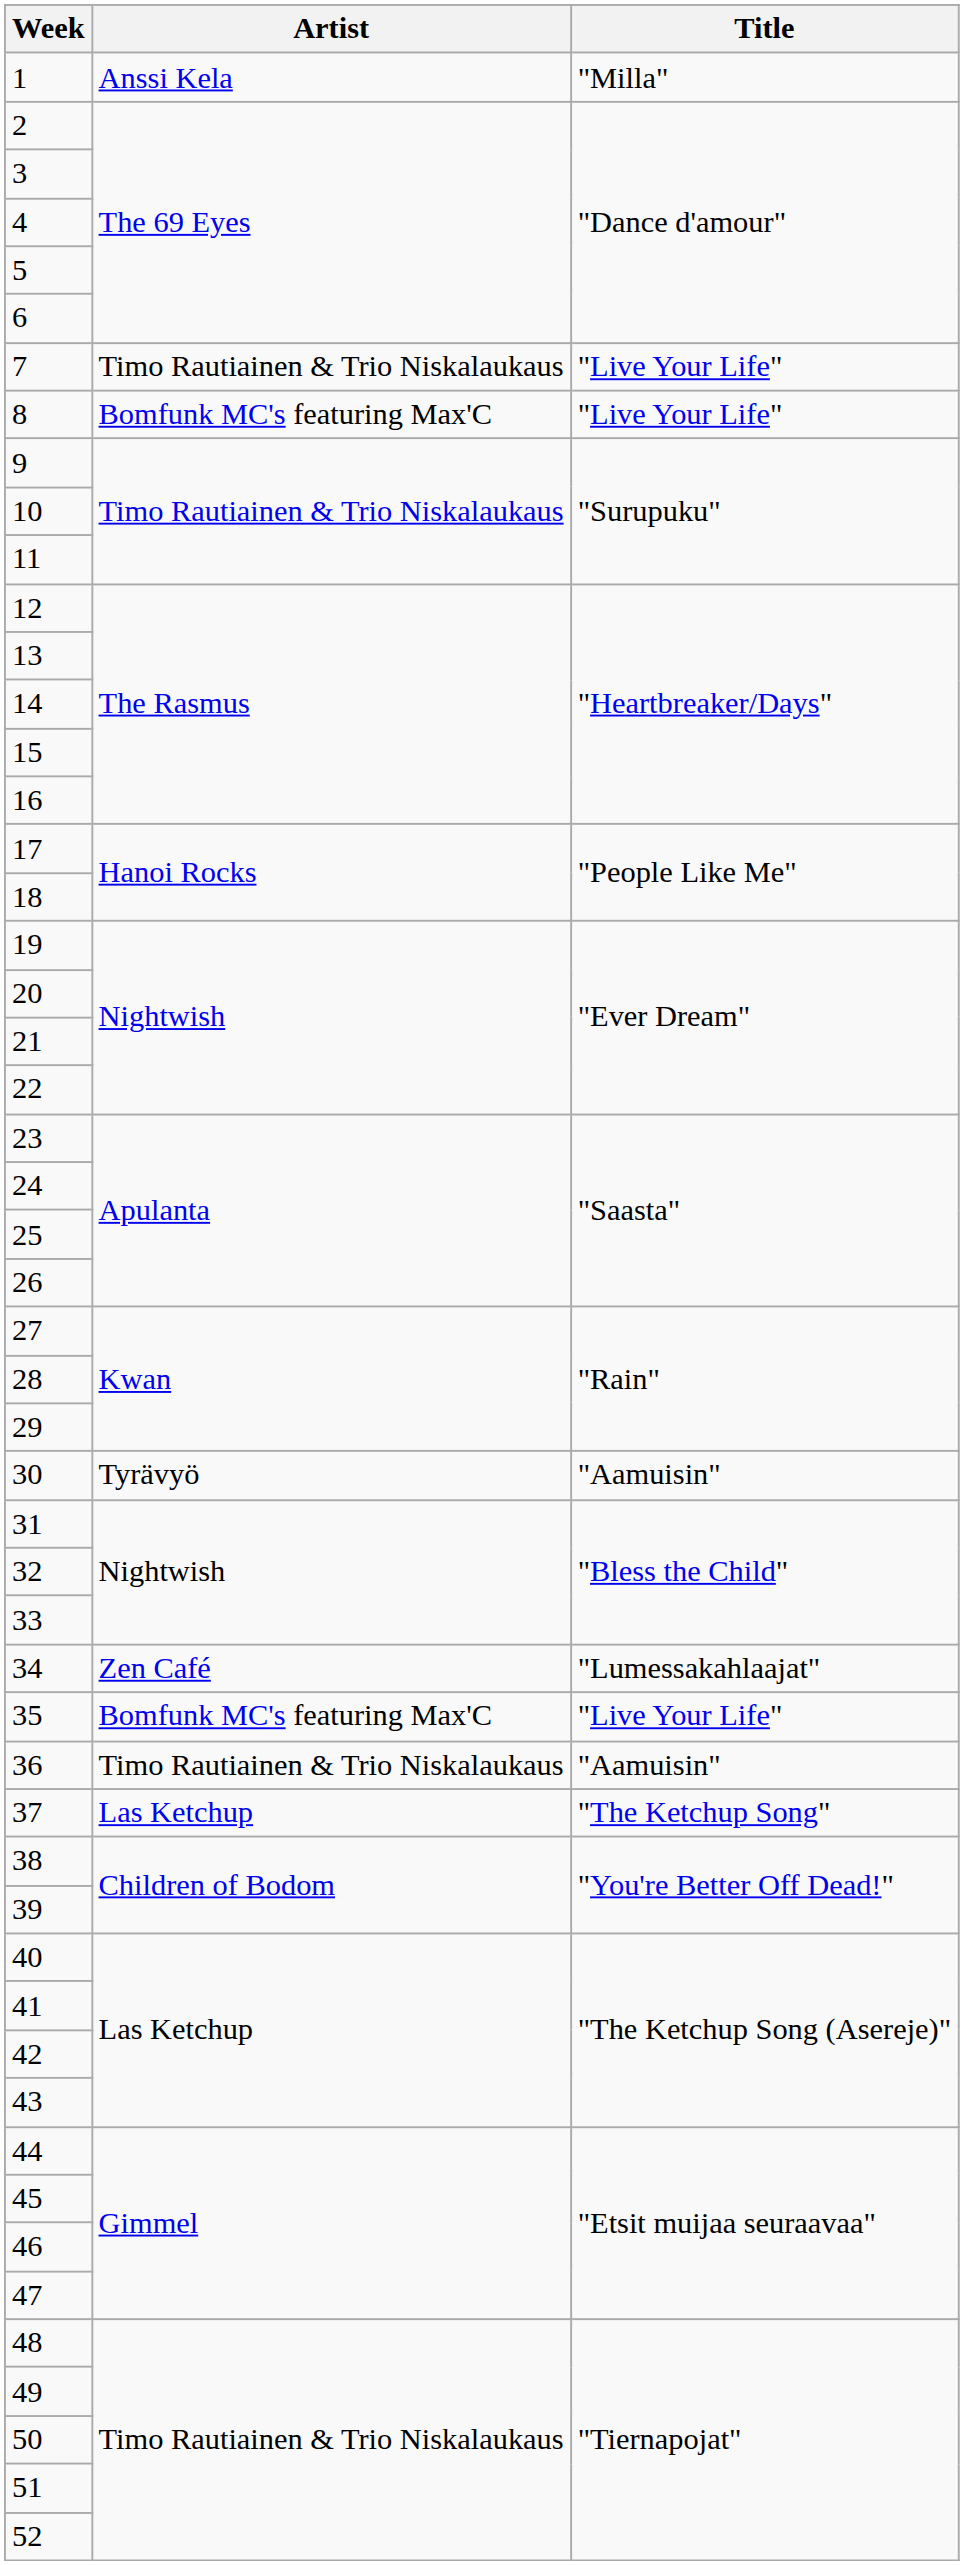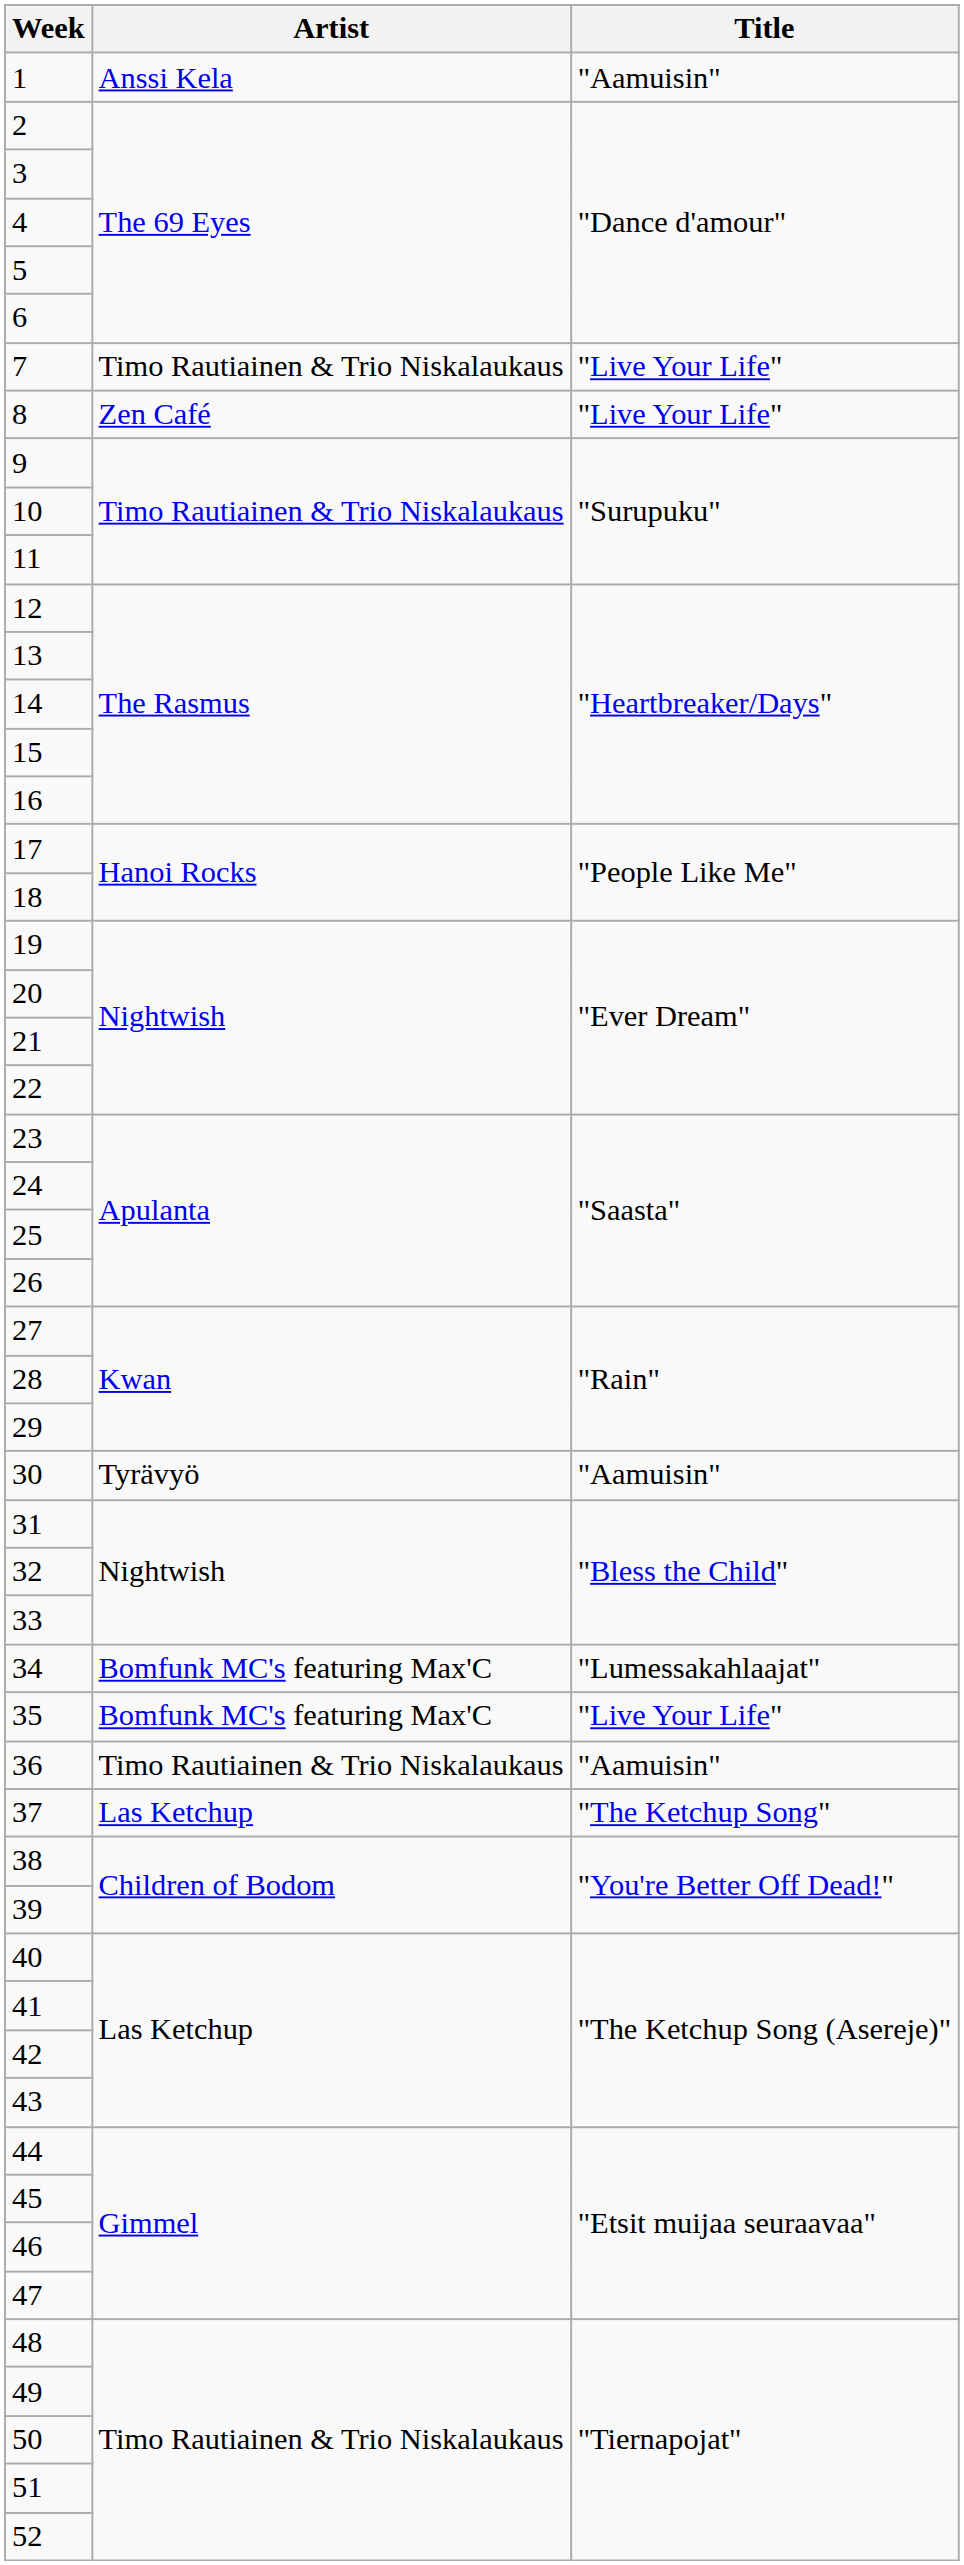(623, 76) "Milla" -> (649, 76) "Aamuisin"
(295, 414) Bomfunk MC's featuring Max'C -> (155, 414) Zen Café
(155, 1667) Zen Café -> (295, 1667) Bomfunk MC's featuring Max'C
